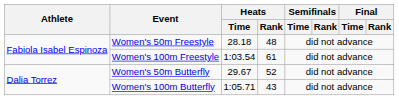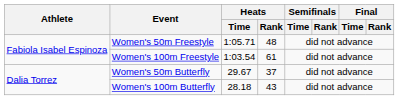(239, 42) 28.18 -> (239, 42) 1:05.71
(271, 72) 52 -> (271, 72) 37
(239, 87) 1:05.71 -> (239, 87) 28.18
